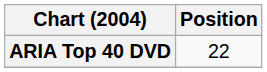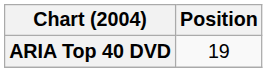(219, 51) 22 -> (219, 51) 19
